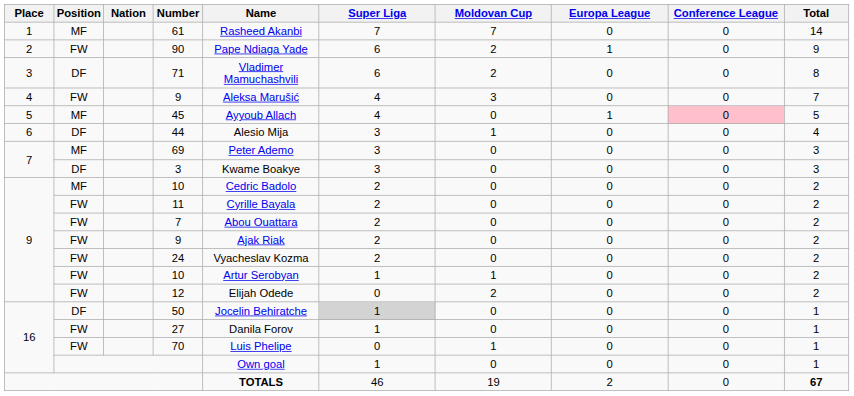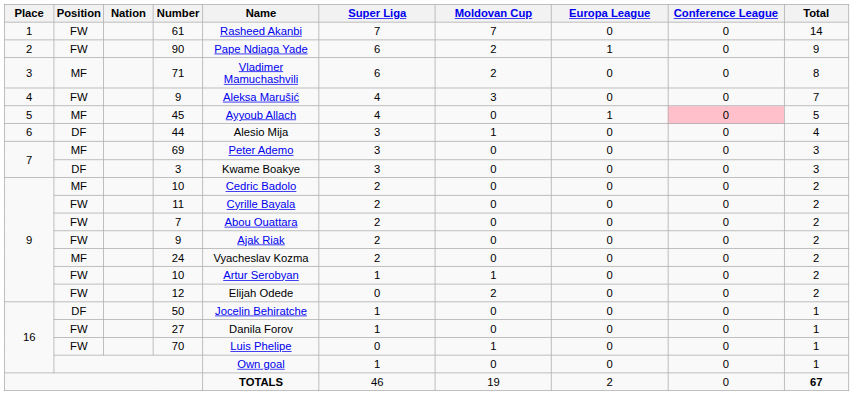(79, 31) MF -> (79, 31) FW
(79, 73) DF -> (79, 73) MF
(79, 258) FW -> (79, 258) MF
(377, 311) lightgrey background -> (377, 311) no background
